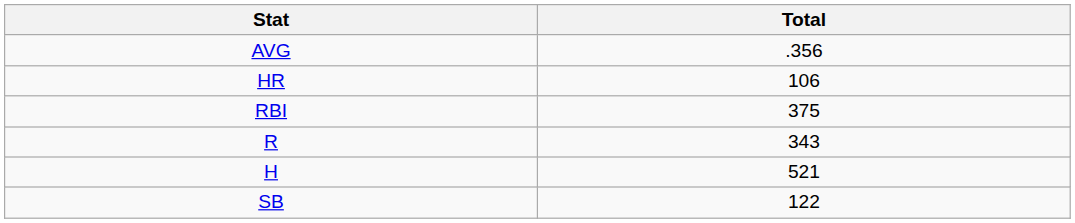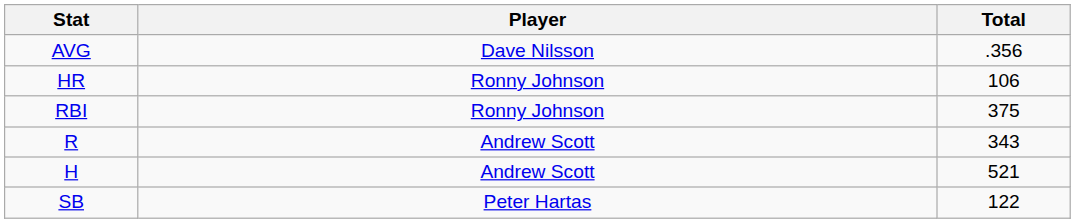+ column: (537, 19)
